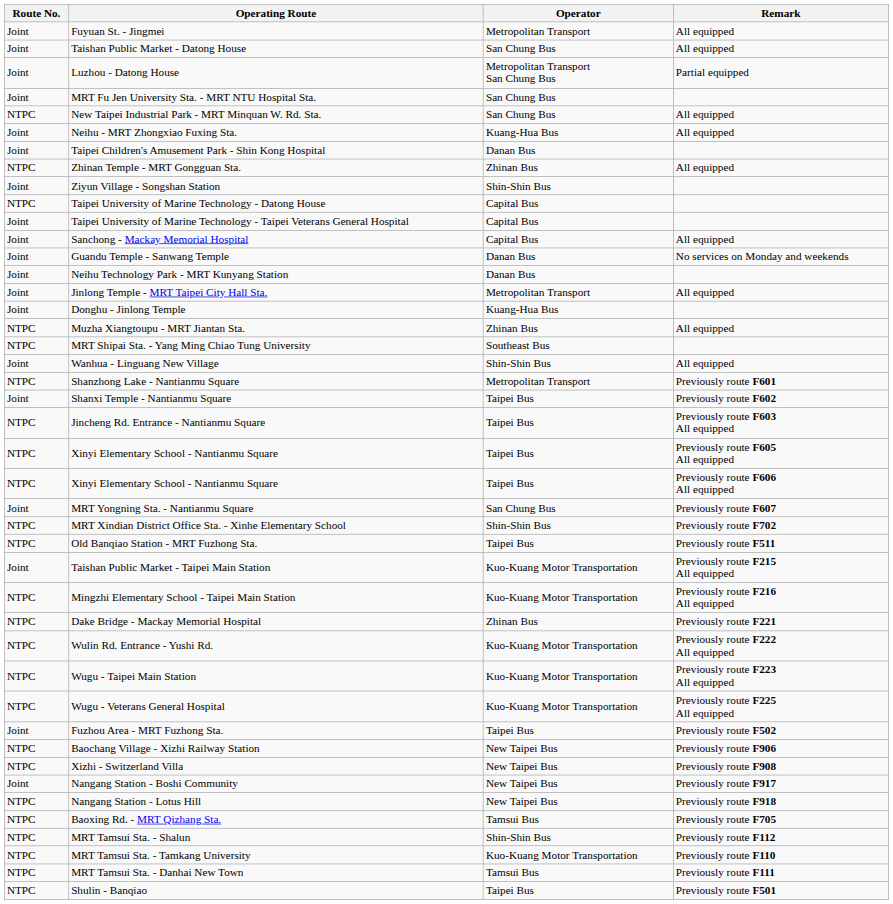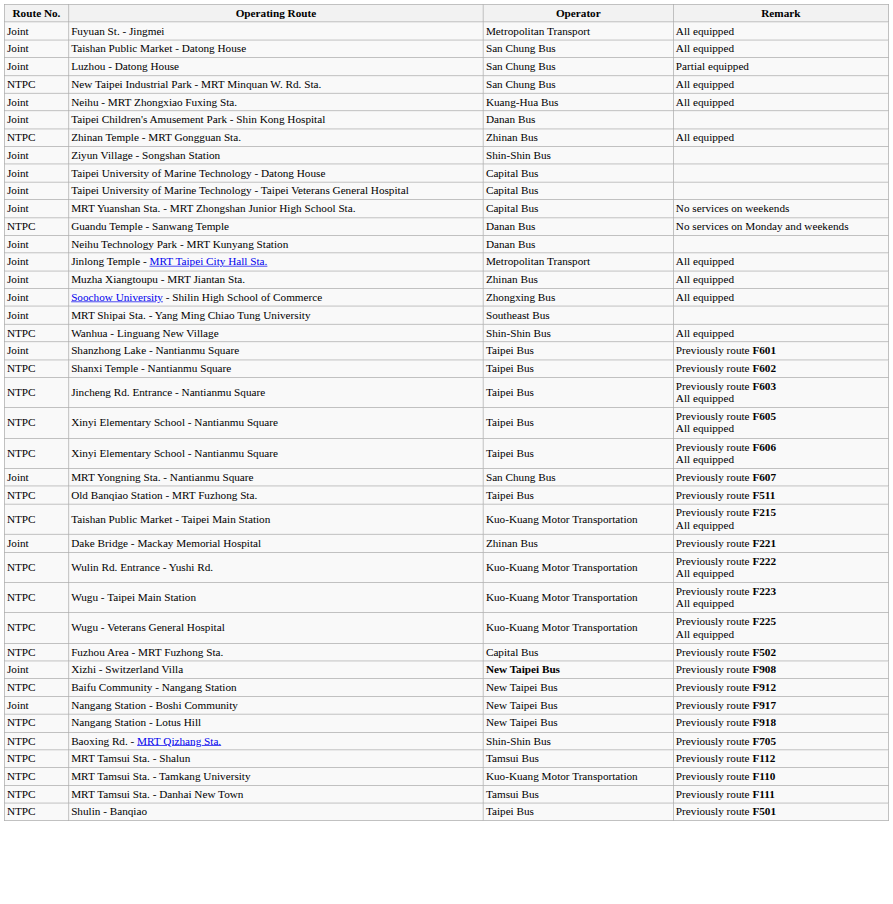(538, 72) Metropolitan Transport San Chung Bus -> (521, 66) San Chung Bus
- row: (194, 97)
(21, 203) NTPC -> (18, 173) Joint
- row: (160, 239)
+ row: (213, 208)
(18, 256) Joint -> (21, 226) NTPC
- row: (128, 310)
(21, 327) NTPC -> (18, 279) Joint
+ row: (197, 297)
(21, 345) NTPC -> (18, 315) Joint
(18, 363) Joint -> (21, 333) NTPC
(21, 381) NTPC -> (18, 350) Joint
(538, 381) Metropolitan Transport -> (510, 350) Taipei Bus
(18, 398) Joint -> (21, 368) NTPC
- row: (209, 525)
(18, 567) Joint -> (21, 519) NTPC
- row: (183, 597)
(21, 621) NTPC -> (18, 543) Joint
(18, 730) Joint -> (21, 652) NTPC
(510, 730) Taipei Bus -> (512, 652) Capital Bus
- row: (165, 748)
(21, 766) NTPC -> (18, 669) Joint
(522, 766) normal -> (523, 669) bold
+ row: (154, 687)
(512, 819) Tamsui Bus -> (518, 741) Shin-Shin Bus
(518, 837) Shin-Shin Bus -> (512, 758) Tamsui Bus
